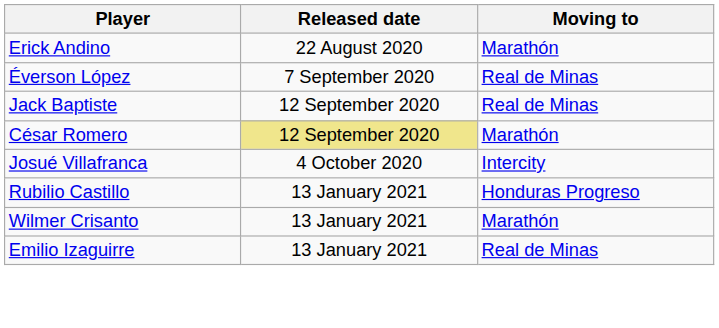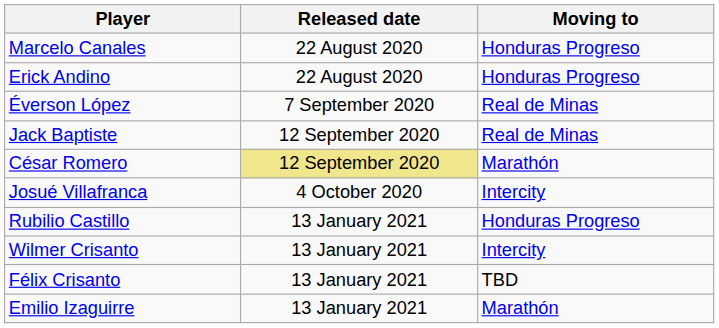+ row: (77, 47)
(520, 47) Marathón -> (561, 76) Honduras Progreso
(520, 221) Marathón -> (514, 250) Intercity
+ row: (65, 279)
(540, 250) Real de Minas -> (520, 308) Marathón
